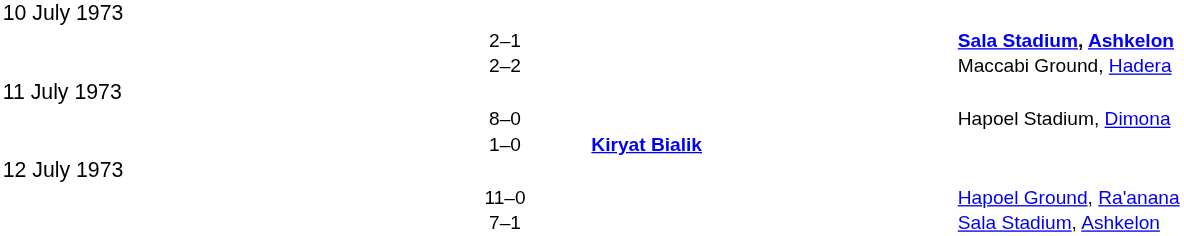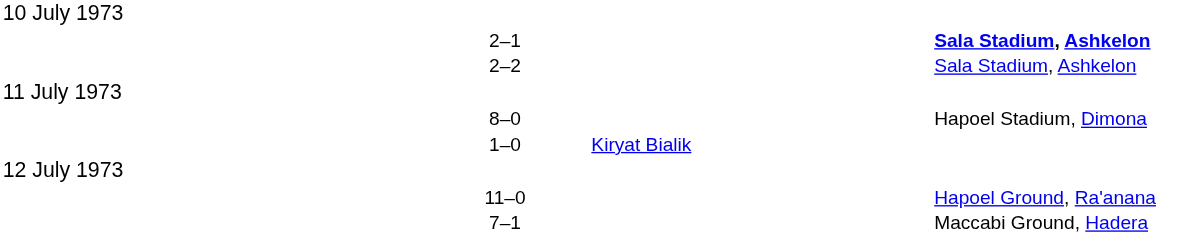(1065, 65) Maccabi Ground, Hadera -> (1035, 65) Sala Stadium, Ashkelon
(647, 144) bold -> (641, 144) normal
(1059, 222) Sala Stadium, Ashkelon -> (1041, 222) Maccabi Ground, Hadera
